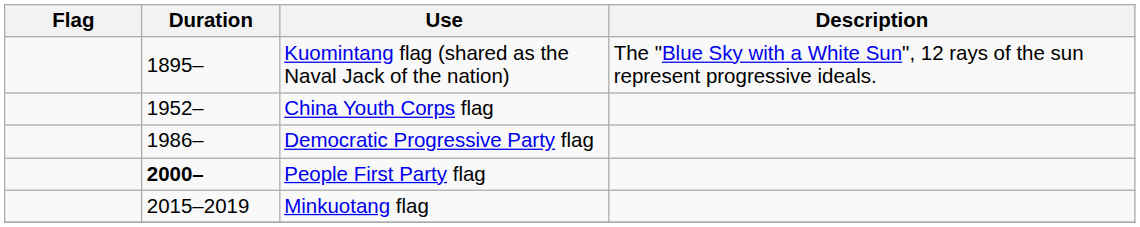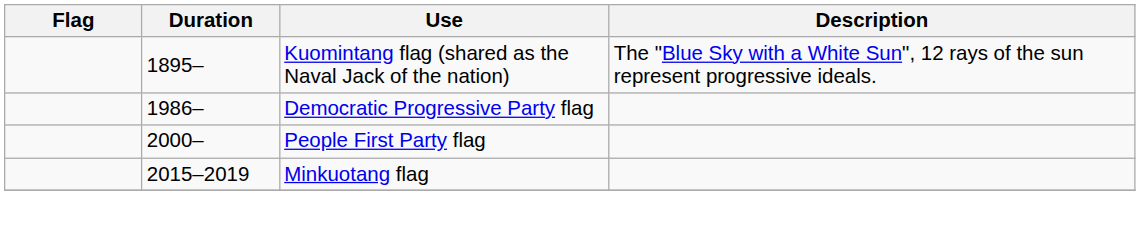- row: (389, 108)
(175, 173) bold -> (175, 141) normal
